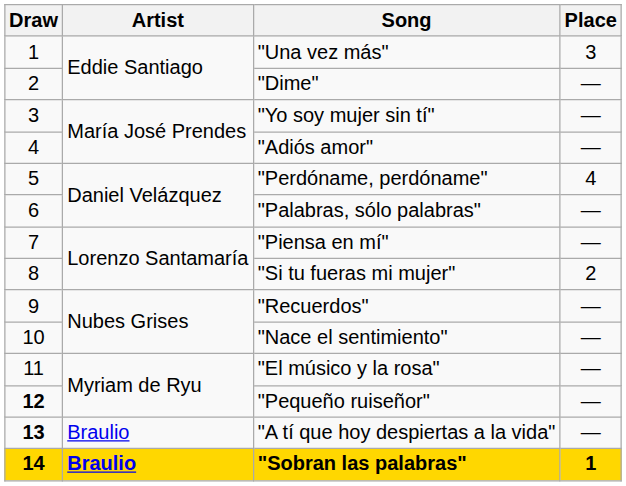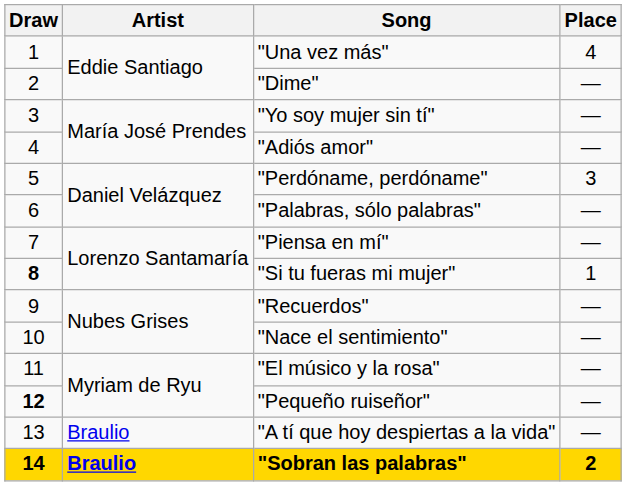(591, 52) 3 -> (591, 52) 4
(591, 178) 4 -> (591, 178) 3
(34, 274) normal -> (34, 274) bold
(591, 274) 2 -> (591, 274) 1
(34, 432) bold -> (34, 432) normal
(591, 464) 1 -> (591, 464) 2
